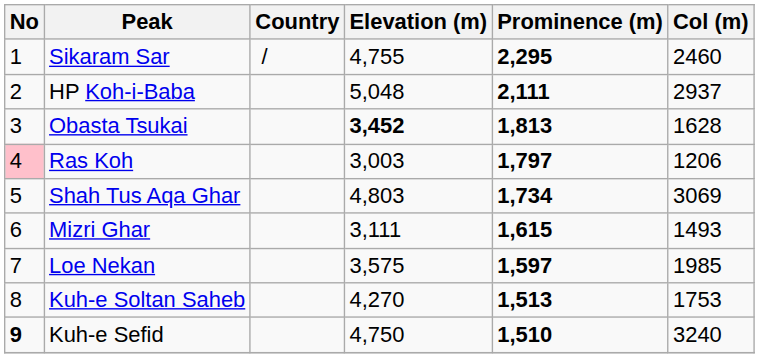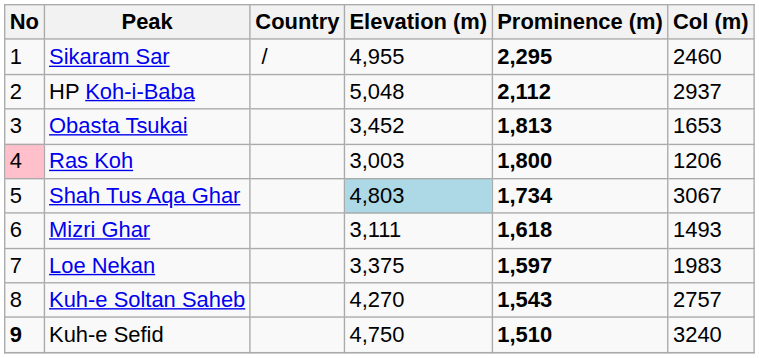(377, 56) 4,755 -> (377, 56) 4,955
(523, 91) 2,111 -> (524, 91) 2,112
(377, 126) bold -> (377, 126) normal
(697, 126) 1628 -> (697, 126) 1653
(525, 160) 1,797 -> (525, 160) 1,800
(377, 195) no background -> (377, 195) lightblue background
(697, 195) 3069 -> (697, 195) 3067
(525, 230) 1,615 -> (525, 230) 1,618
(377, 265) 3,575 -> (377, 265) 3,375
(697, 265) 1985 -> (697, 265) 1983
(525, 299) 1,513 -> (525, 299) 1,543
(697, 299) 1753 -> (697, 299) 2757
